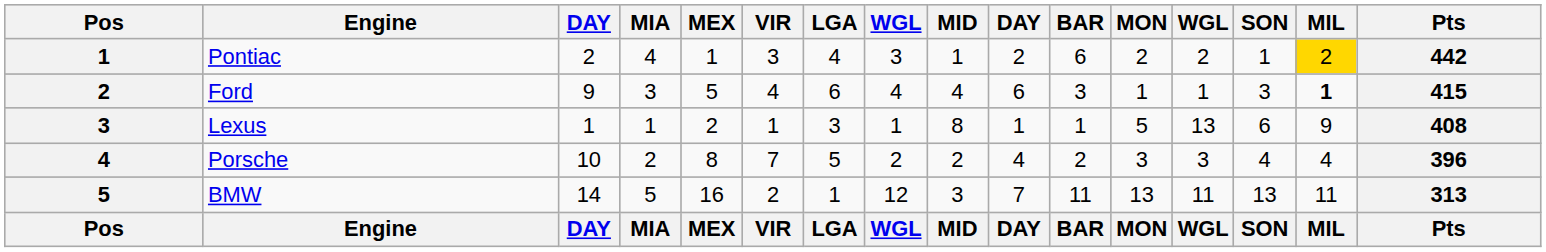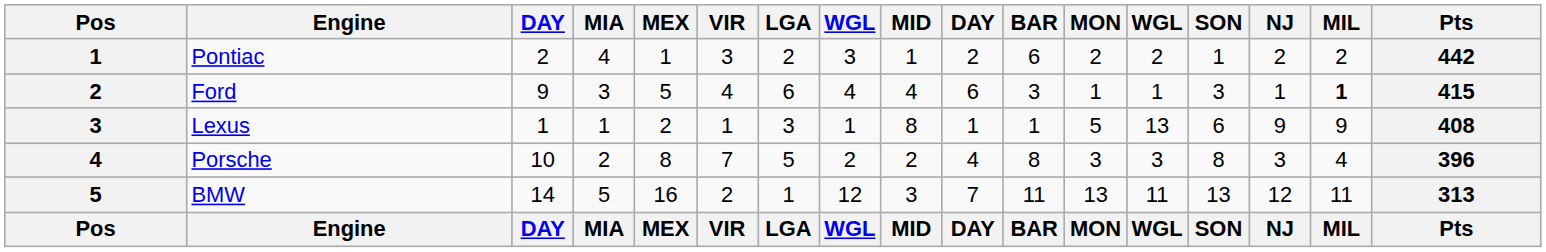+ column: (1280, 22)
(835, 56) 4 -> (788, 56) 2
(1326, 56) gold background -> (1341, 56) no background
(1080, 160) 2 -> (1034, 160) 8
(1265, 160) 4 -> (1218, 160) 8
